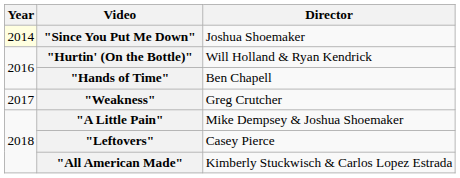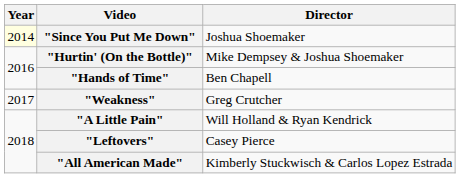(289, 57) Will Holland & Ryan Kendrick -> (304, 57) Mike Dempsey & Joshua Shoemaker
(304, 120) Mike Dempsey & Joshua Shoemaker -> (289, 120) Will Holland & Ryan Kendrick
